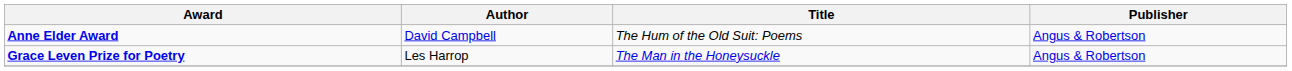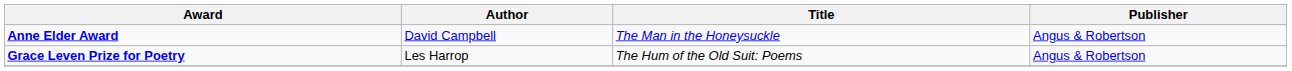(709, 35) The Hum of the Old Suit: Poems -> (698, 35) The Man in the Honeysuckle
(698, 55) The Man in the Honeysuckle -> (709, 55) The Hum of the Old Suit: Poems
